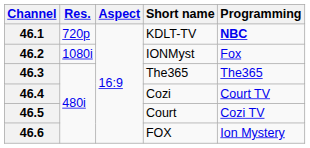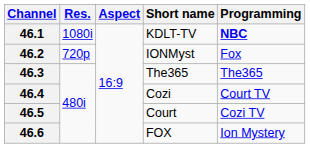(76, 34) 720p -> (78, 34) 1080i
(78, 53) 1080i -> (76, 53) 720p
